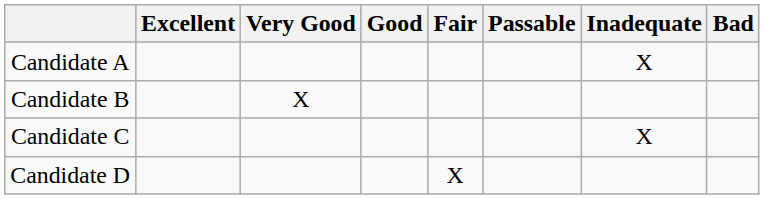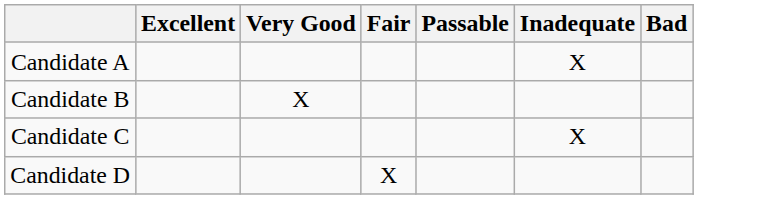- column: (395, 23)
